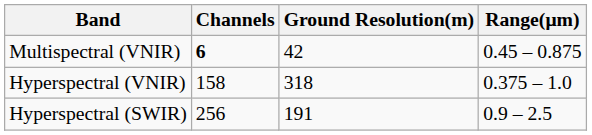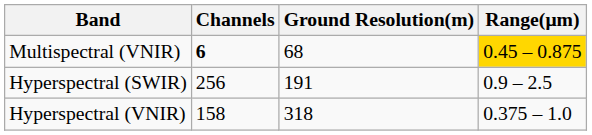(293, 51) 42 -> (293, 51) 68
(532, 51) no background -> (532, 51) gold background
rows swapped: (97, 82) <-> (98, 113)
